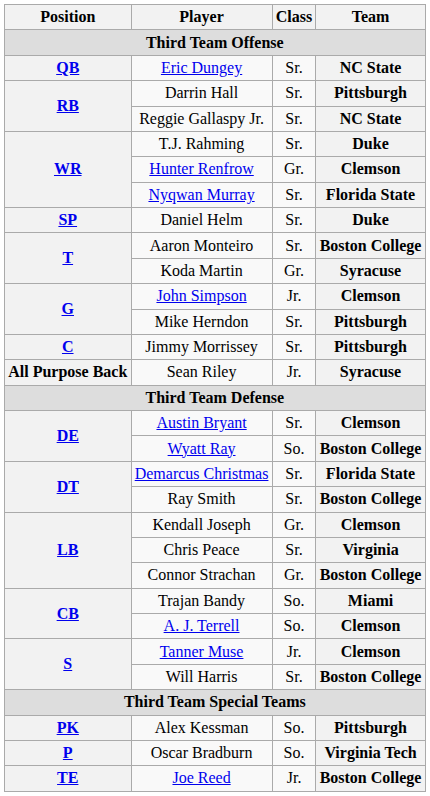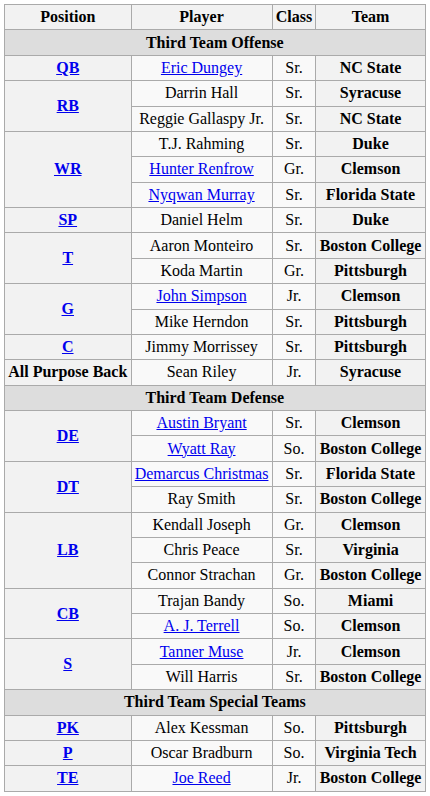(371, 93) Pittsburgh -> (371, 93) Syracuse
(371, 270) Syracuse -> (371, 270) Pittsburgh
